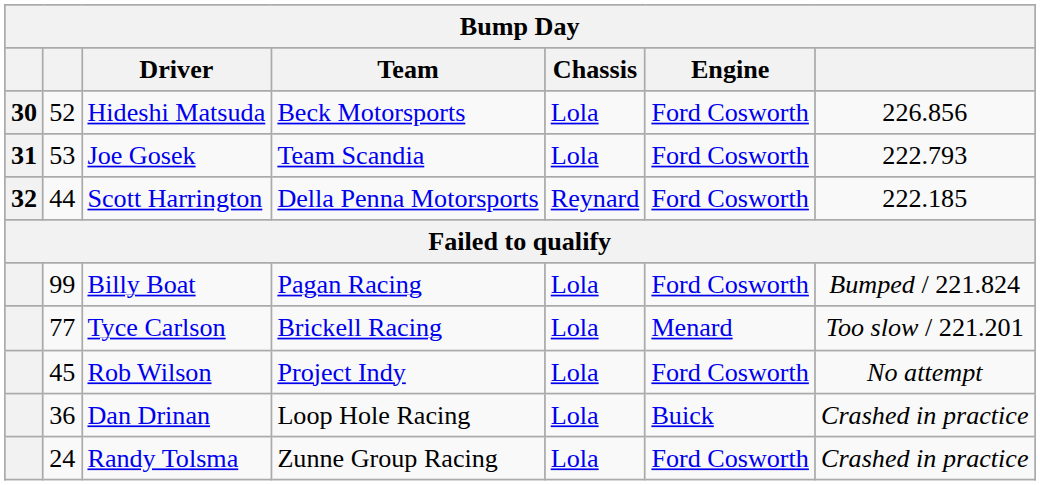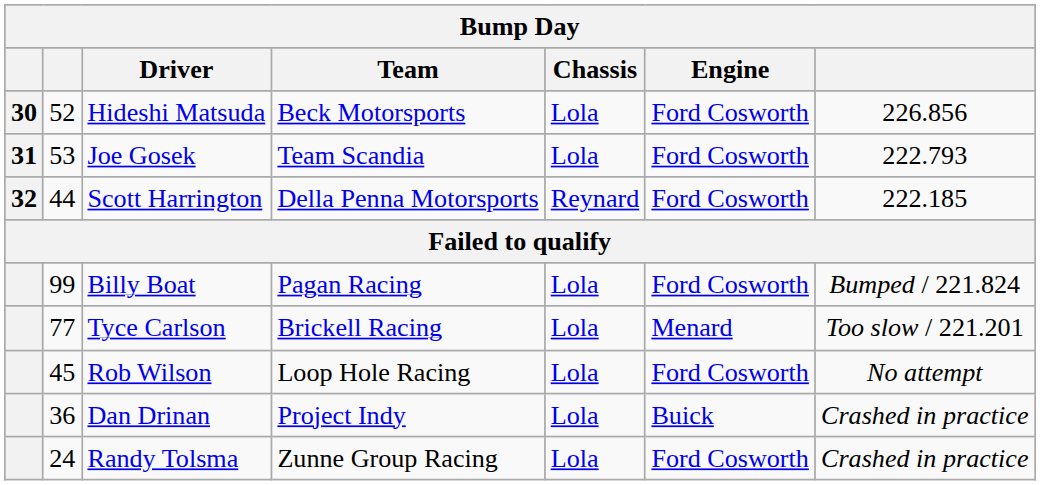(342, 371) Project Indy -> (374, 371) Loop Hole Racing
(374, 414) Loop Hole Racing -> (342, 414) Project Indy
